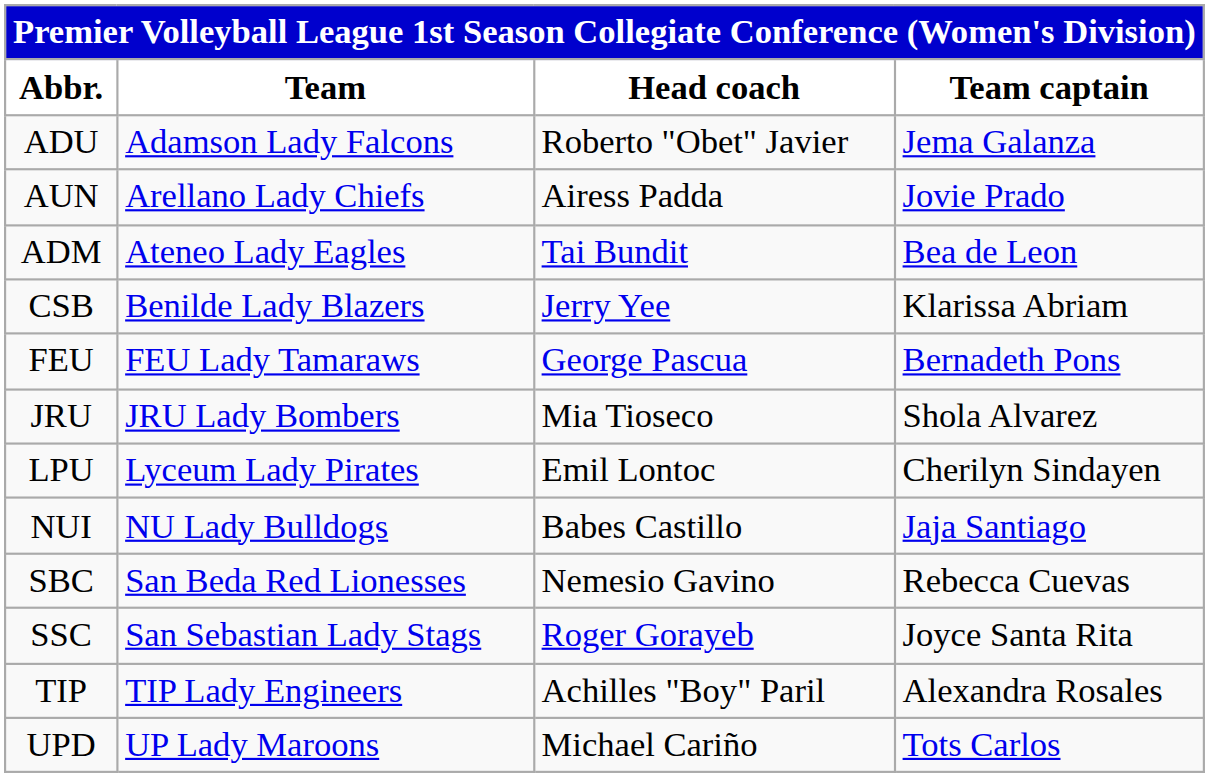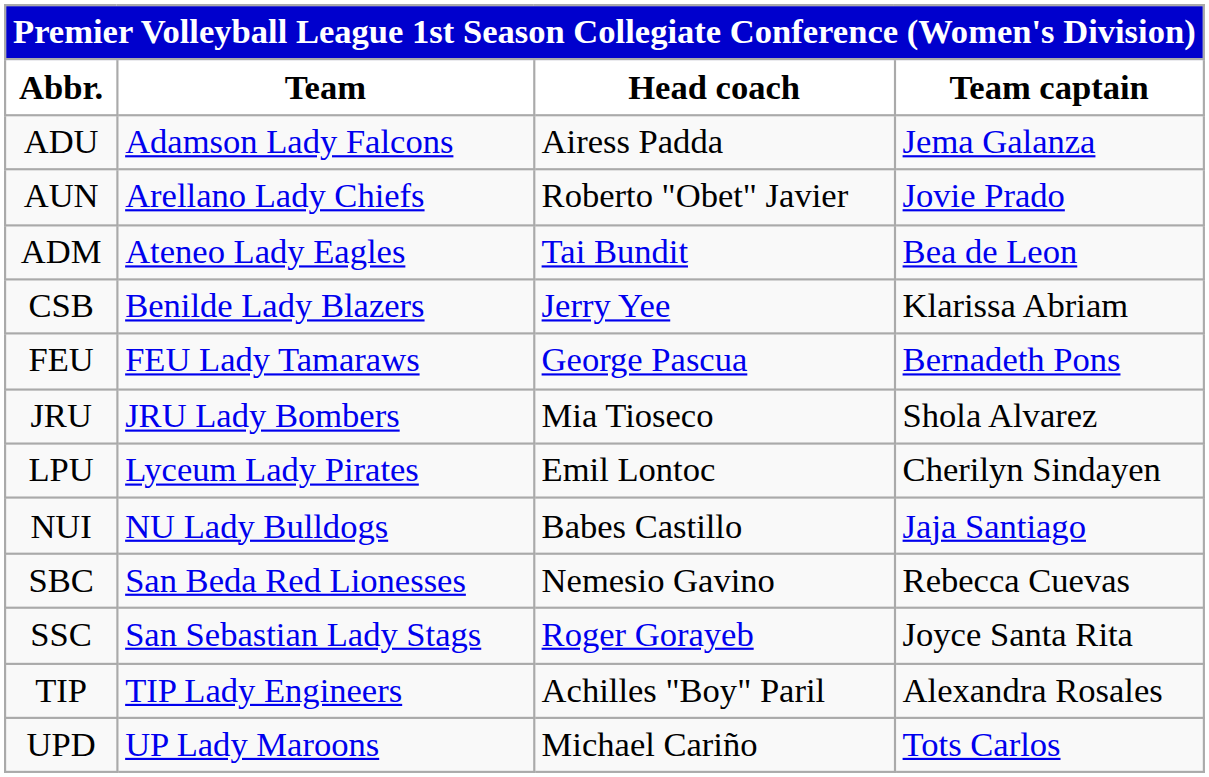(695, 141) Roberto "Obet" Javier -> (632, 141) Airess Padda
(632, 196) Airess Padda -> (695, 196) Roberto "Obet" Javier
